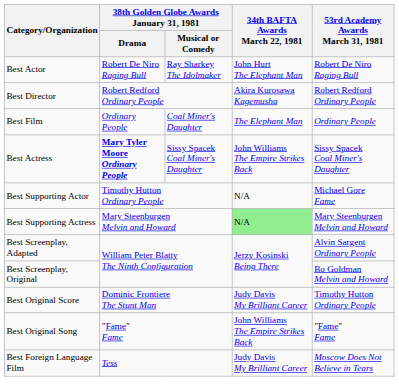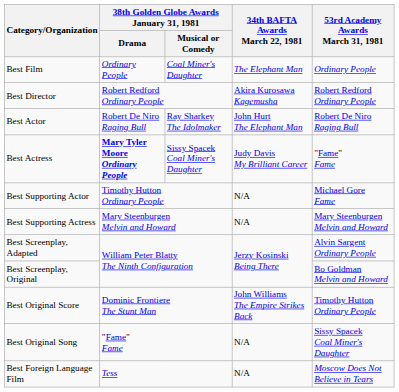rows swapped: (25, 122) <-> (26, 70)
(269, 159) John Williams The Empire Strikes Back -> (271, 159) Judy Davis My Brilliant Career
(338, 159) Sissy Spacek Coal Miner's Daughter -> (328, 159) "Fame" Fame
(242, 222) lightgreen background -> (242, 222) no background
(271, 300) Judy Davis My Brilliant Career -> (269, 305) John Williams The Empire Strikes Back
(269, 332) John Williams The Empire Strikes Back -> (242, 342) N/A
(328, 332) "Fame" Fame -> (338, 342) Sissy Spacek Coal Miner's Daughter
(271, 363) Judy Davis My Brilliant Career -> (242, 374) N/A
